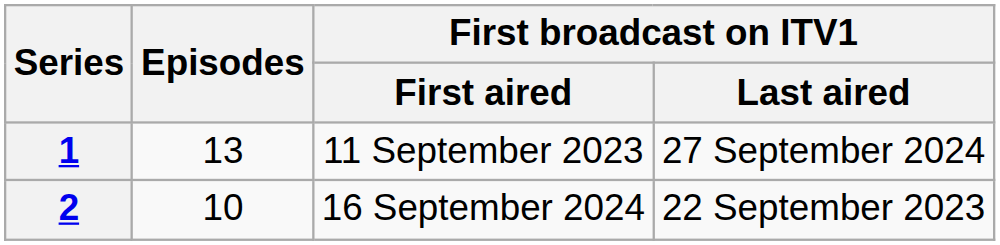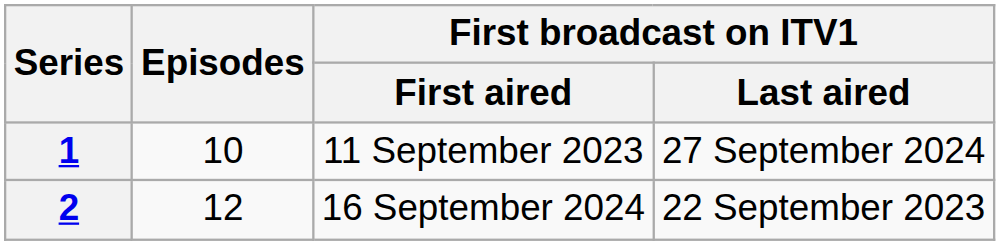(223, 150) 13 -> (223, 150) 10
(223, 208) 10 -> (223, 208) 12
